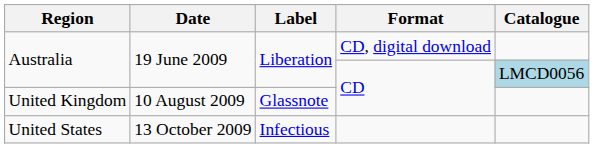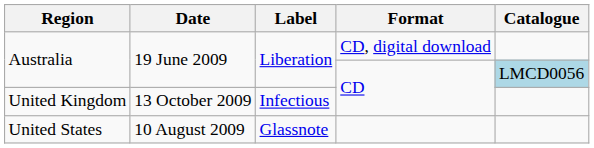(190, 101) 10 August 2009 -> (193, 101) 13 October 2009
(294, 101) Glassnote -> (294, 101) Infectious
(193, 128) 13 October 2009 -> (190, 128) 10 August 2009
(294, 128) Infectious -> (294, 128) Glassnote
